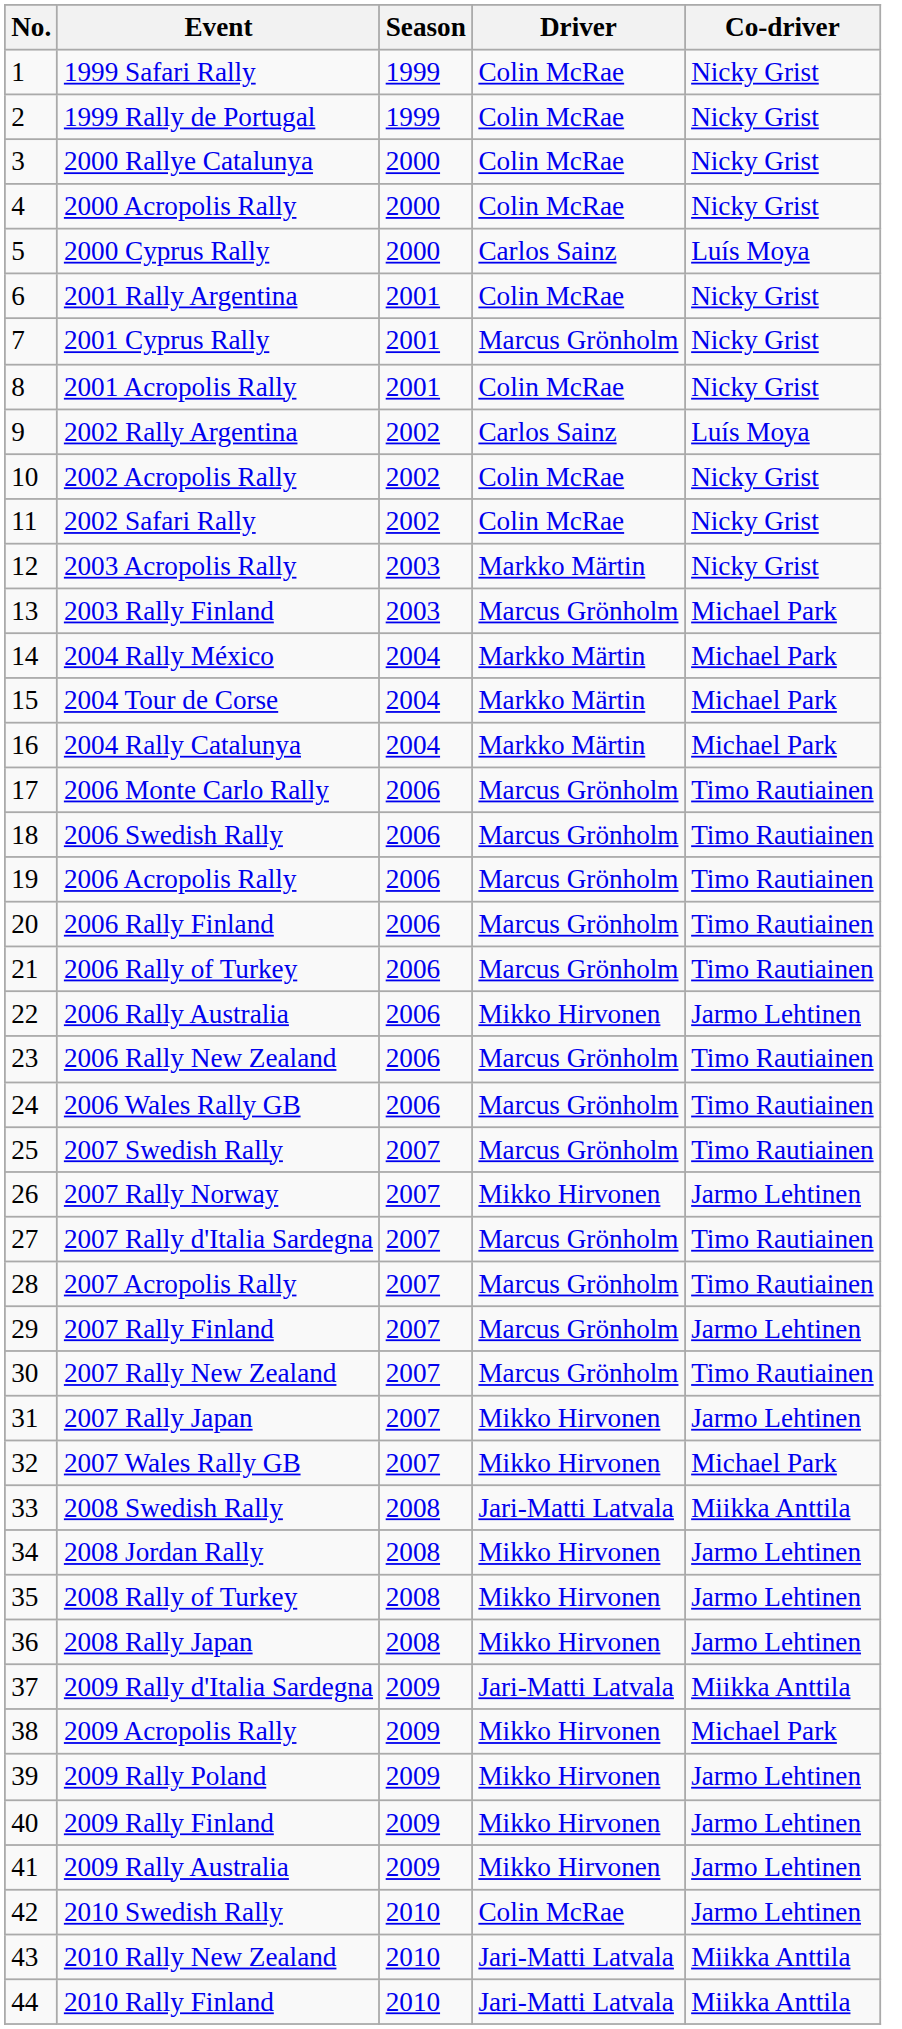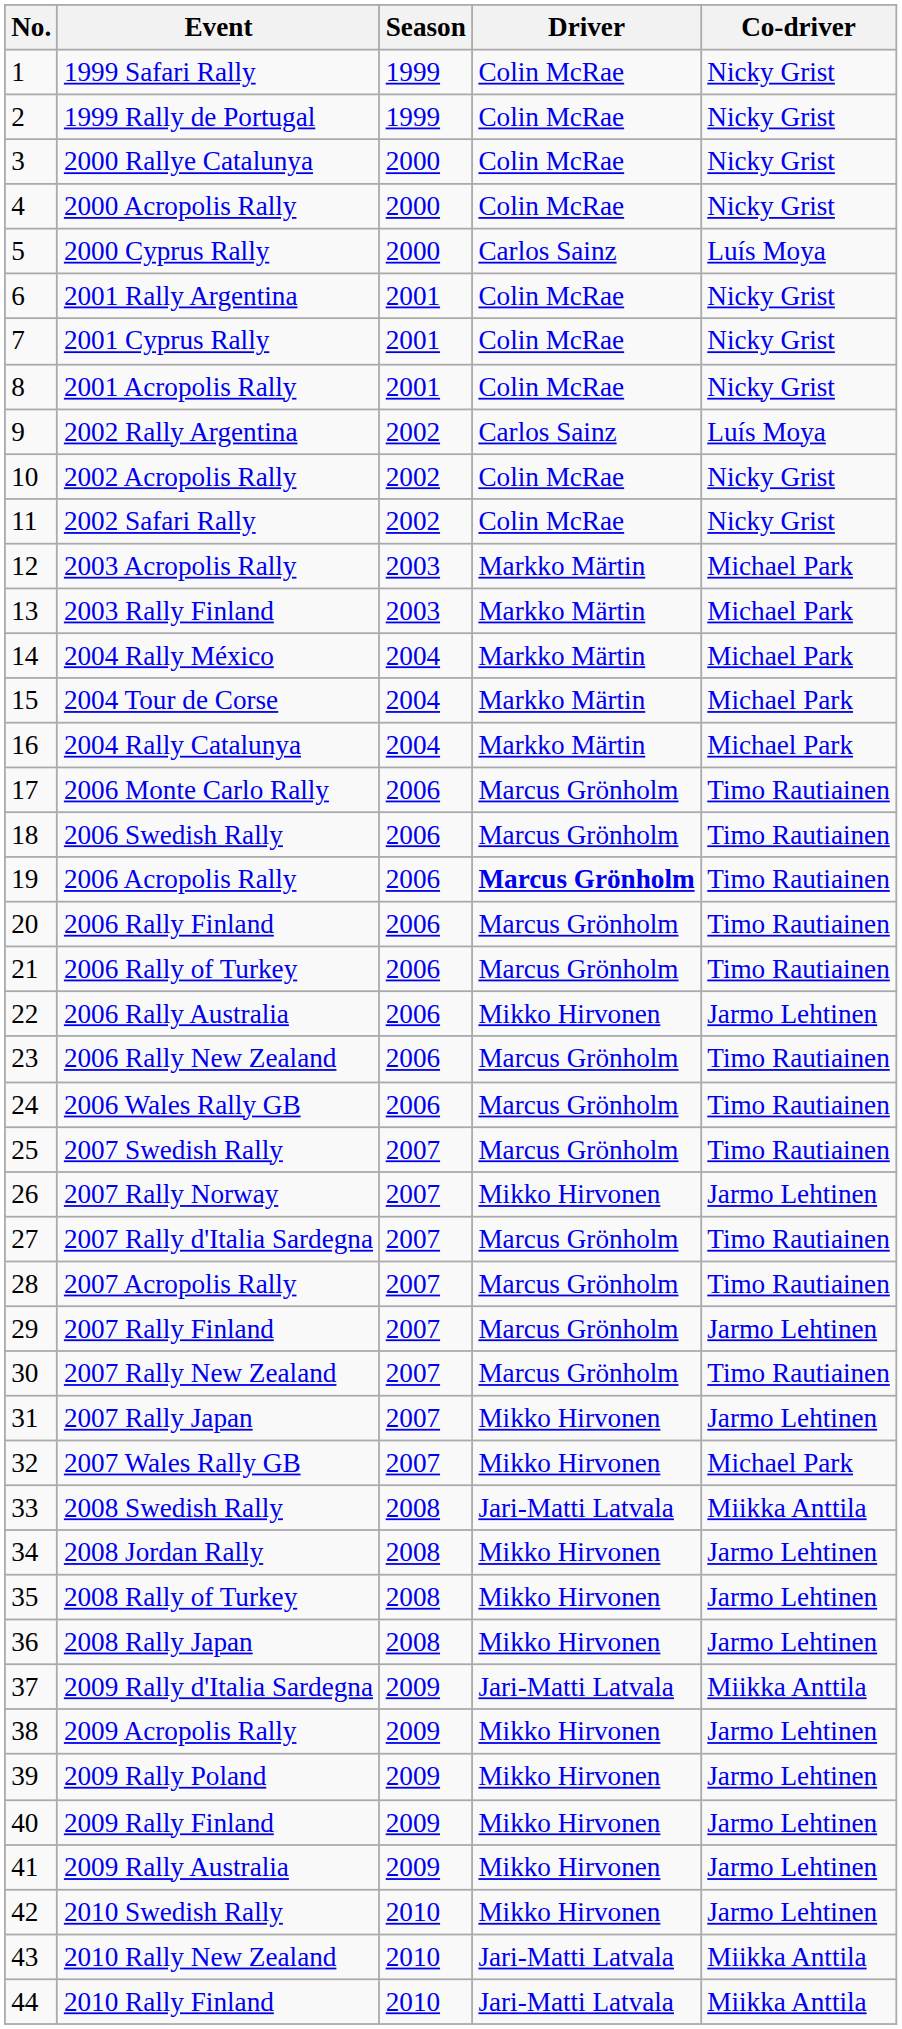(578, 341) Marcus Grönholm -> (551, 341) Colin McRae
(755, 565) Nicky Grist -> (780, 565) Michael Park
(578, 610) Marcus Grönholm -> (562, 610) Markko Märtin
(578, 879) normal -> (587, 879) bold
(764, 1731) Michael Park -> (792, 1731) Jarmo Lehtinen
(551, 1911) Colin McRae -> (569, 1911) Mikko Hirvonen
